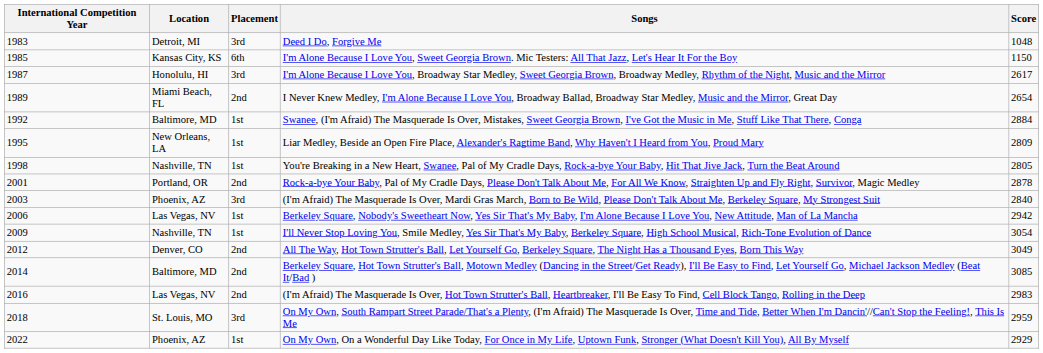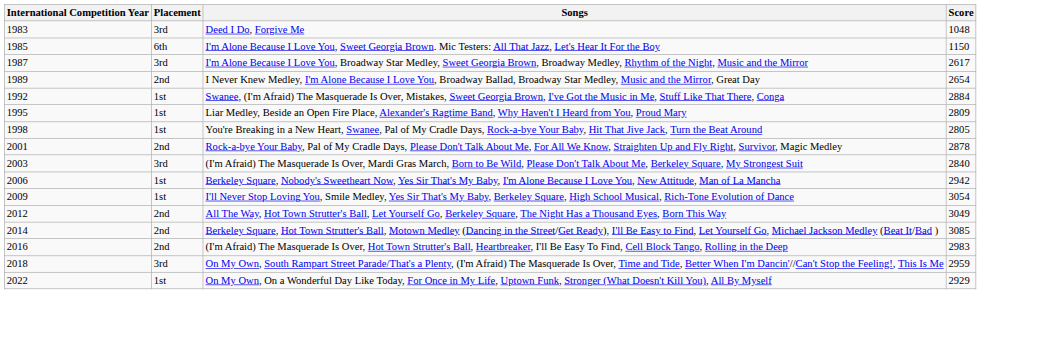- column: (189, 18)
